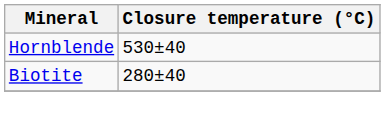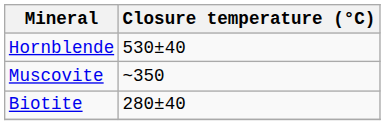+ row: (56, 76)
